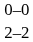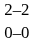rows swapped: (17, 32) <-> (17, 9)
